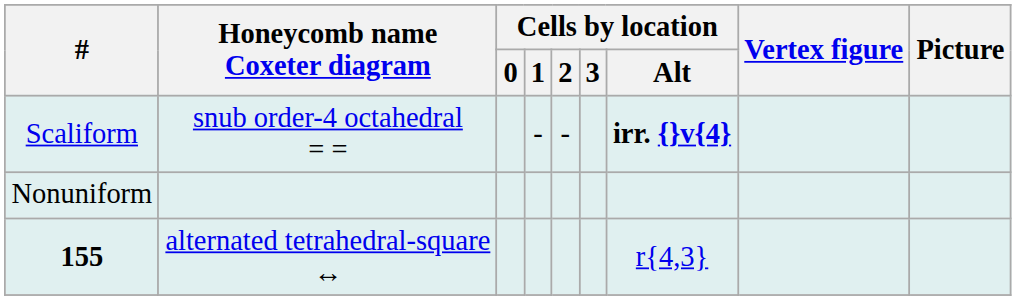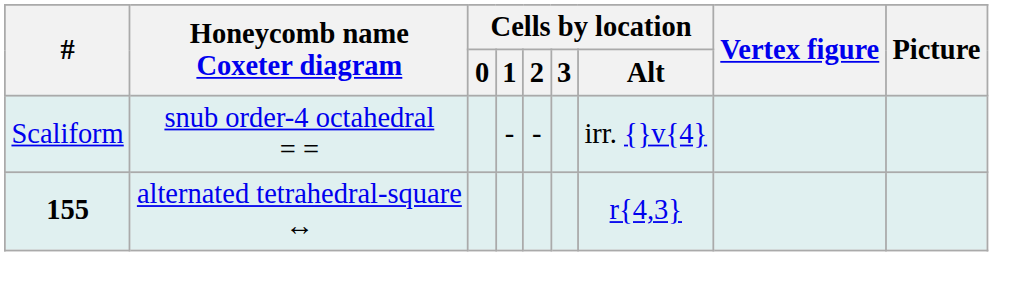(672, 133) bold -> (646, 133) normal
- row: (82, 194)
